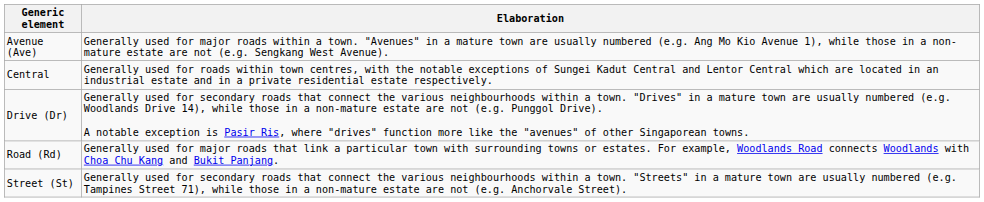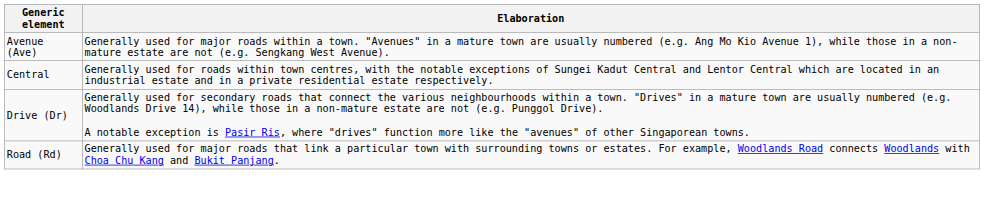- row: (40, 183)
